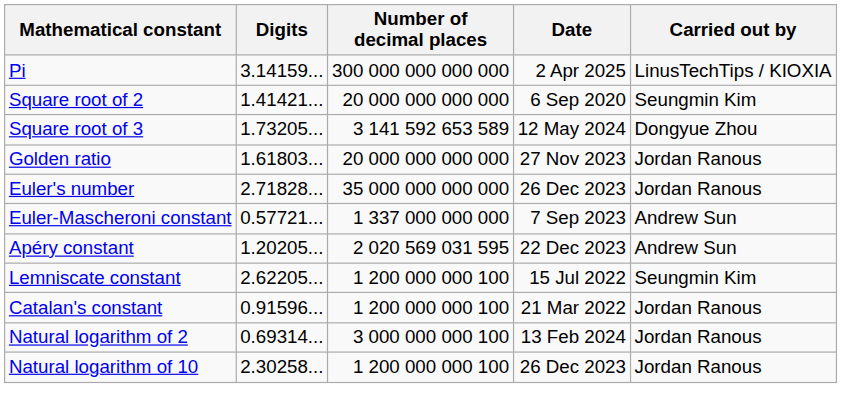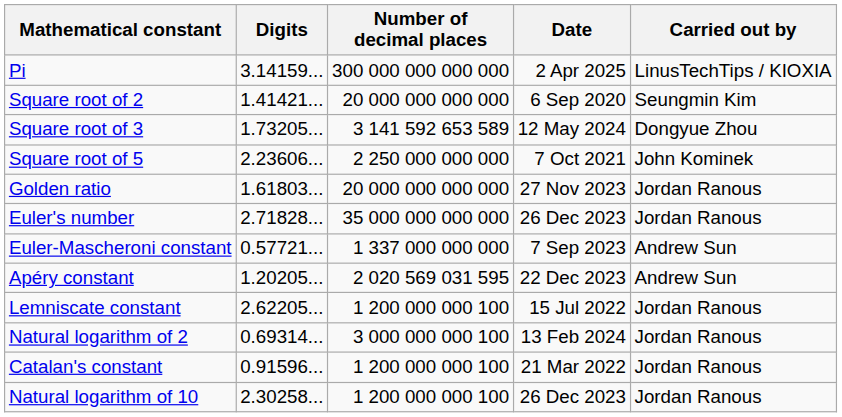+ row: (76, 159)
(695, 277) Seungmin Kim -> (698, 307) Jordan Ranous
rows swapped: (86, 307) <-> (98, 337)
